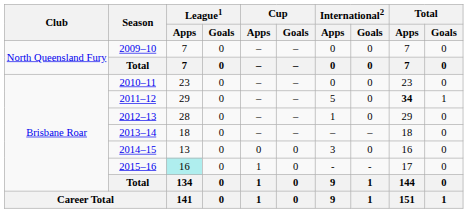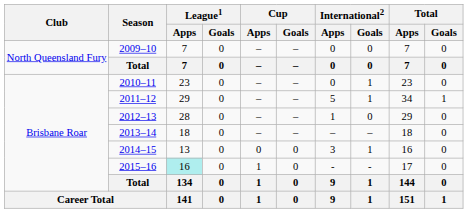(370, 82) 0 -> (370, 82) 1
(370, 99) 0 -> (370, 99) 1
(407, 99) bold -> (407, 99) normal
(370, 149) 0 -> (370, 149) 1
